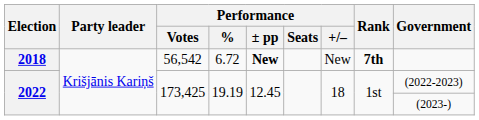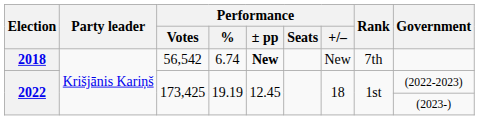(227, 59) 6.72 -> (227, 59) 6.74
(373, 59) bold -> (373, 59) normal
